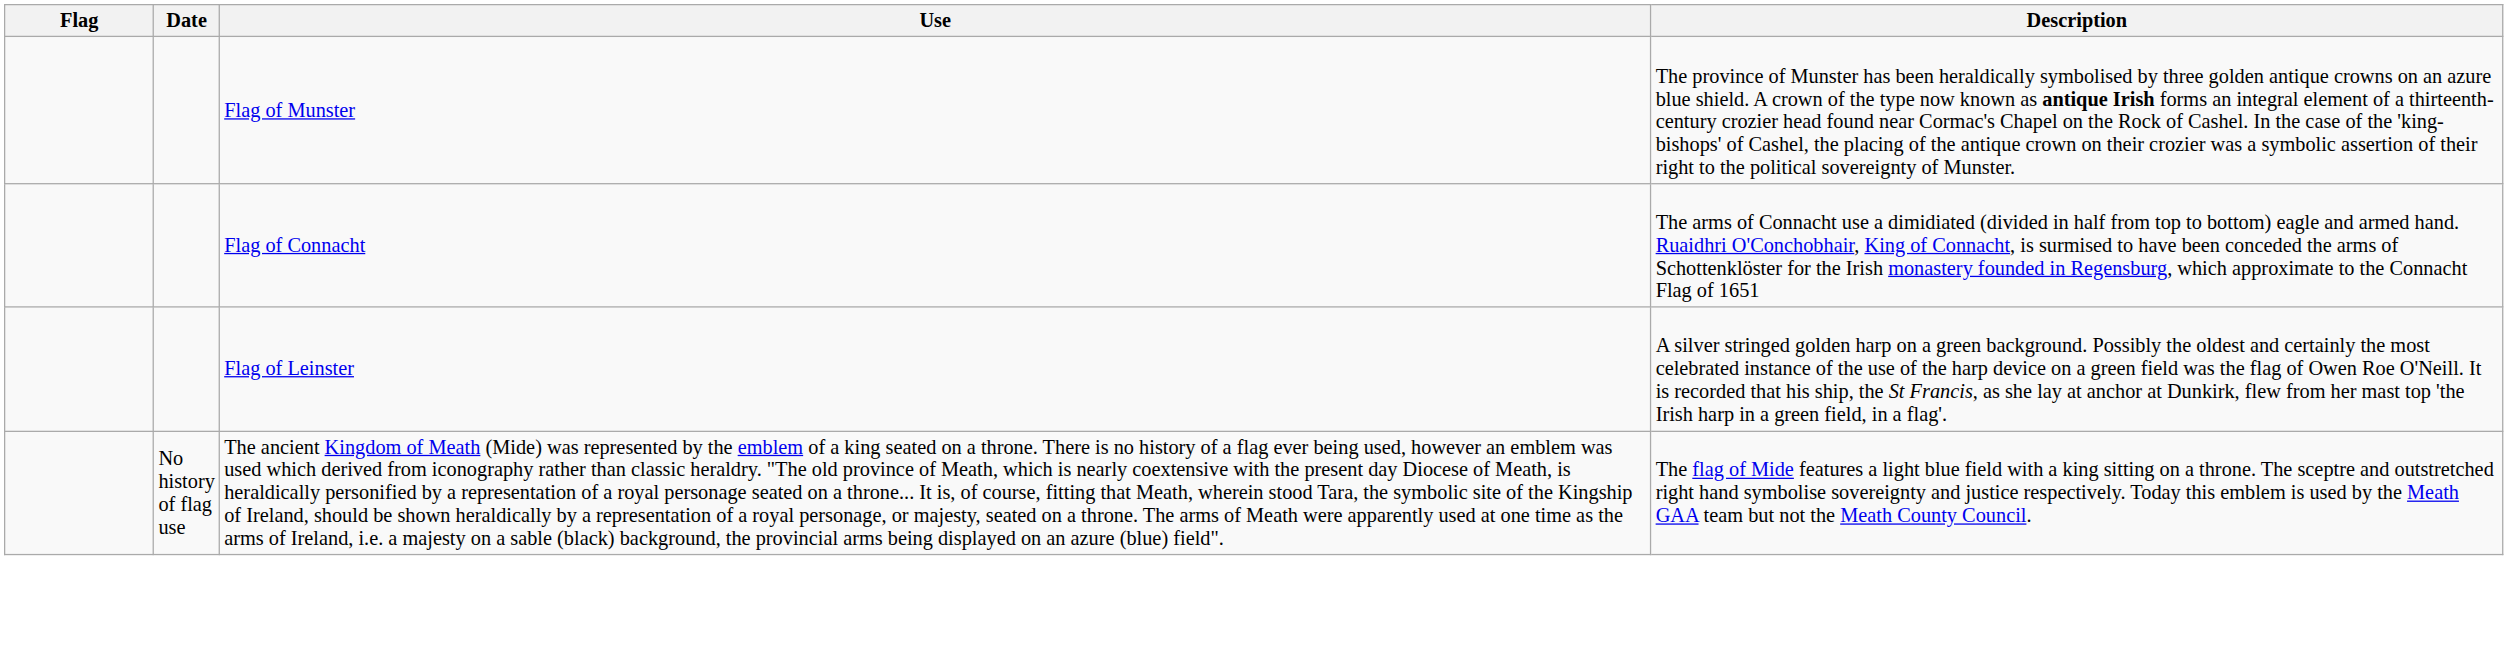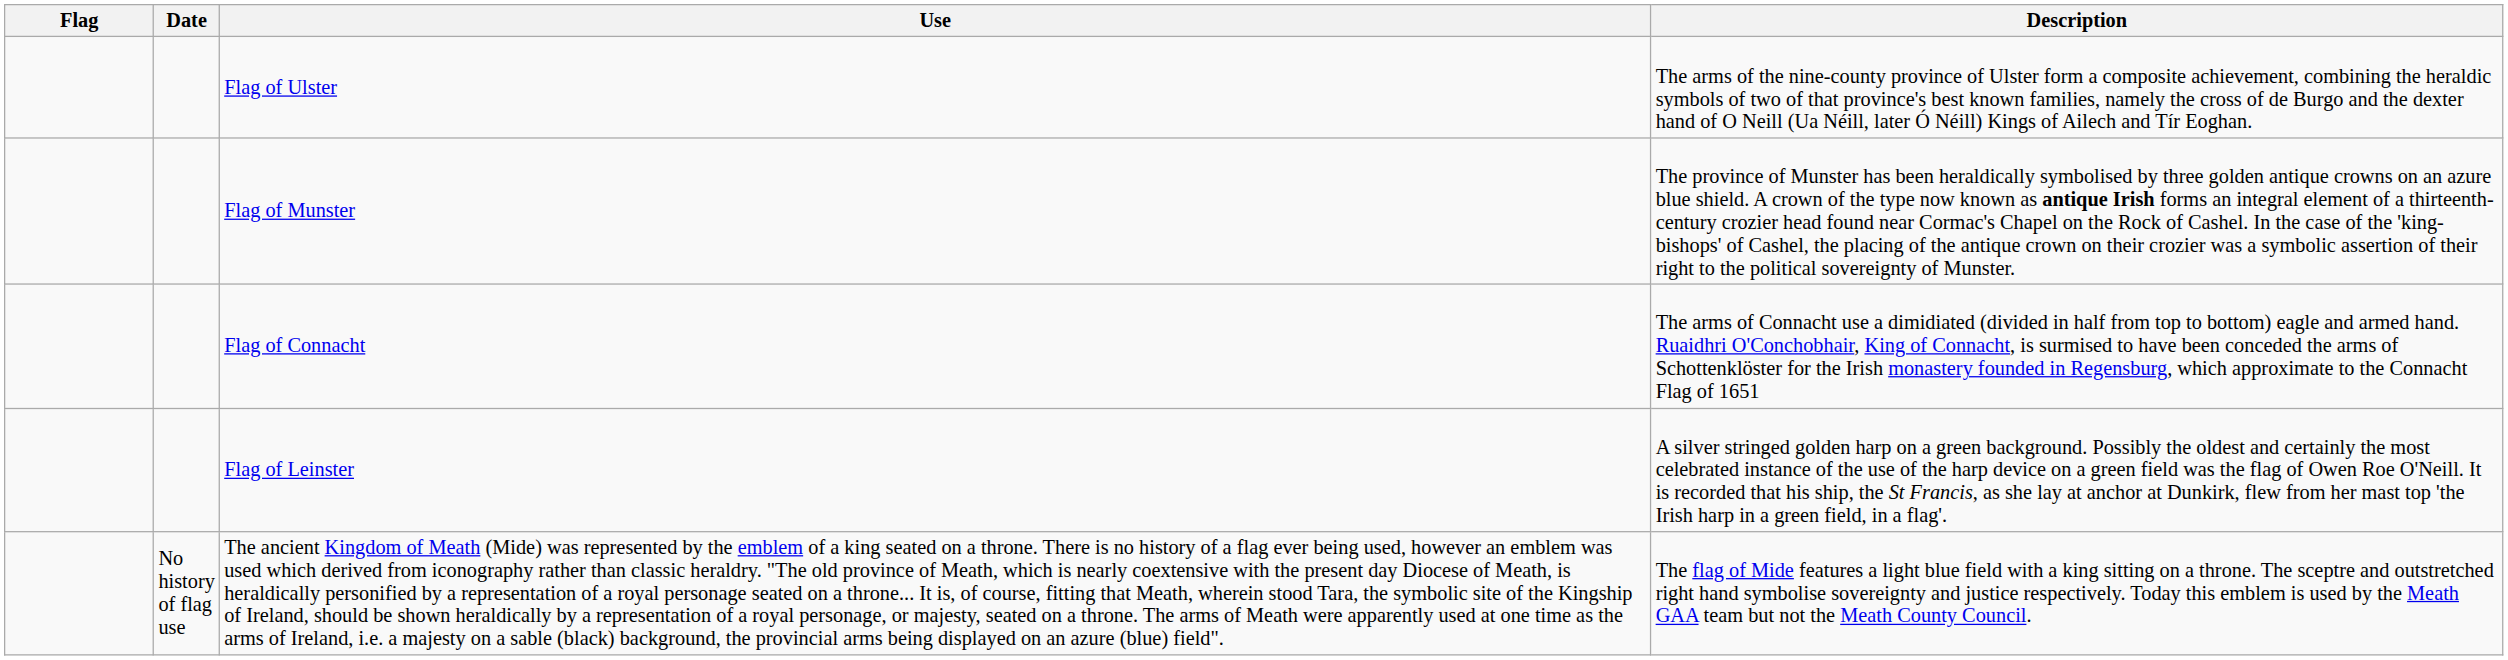+ row: (281, 87)
